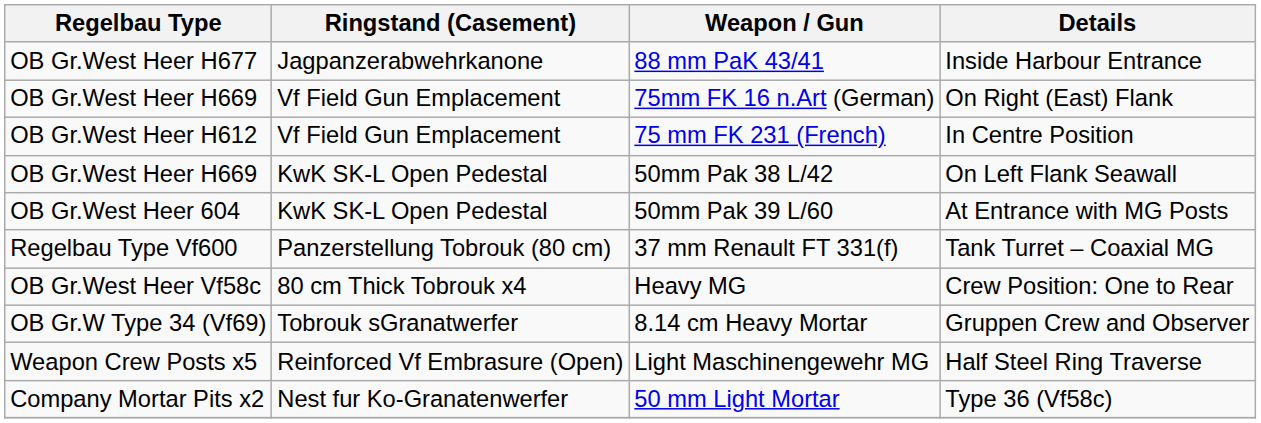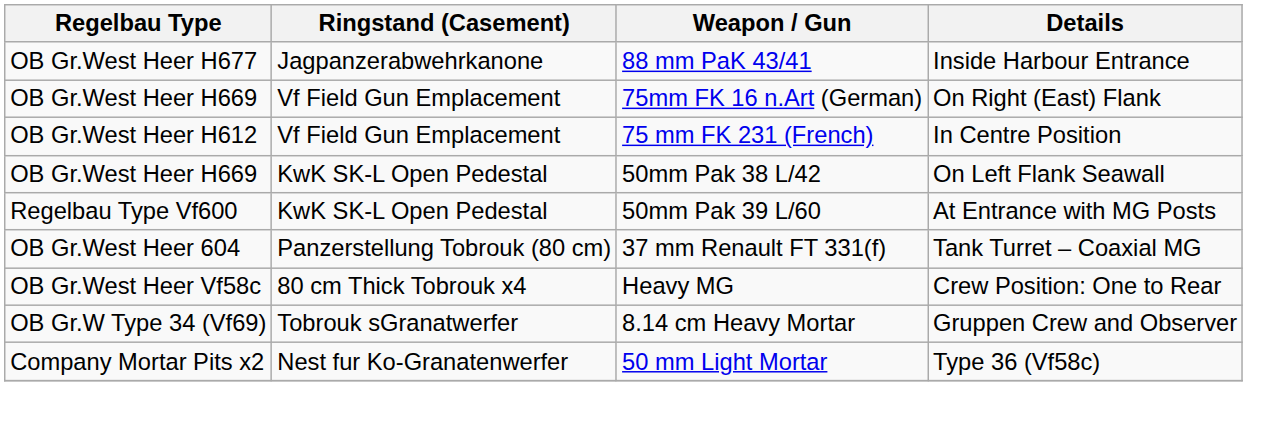(125, 211) OB Gr.West Heer 604 -> (124, 211) Regelbau Type Vf600
(124, 248) Regelbau Type Vf600 -> (125, 248) OB Gr.West Heer 604
- row: (782, 361)
